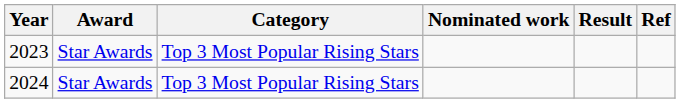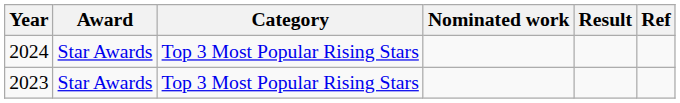rows swapped: (29, 51) <-> (29, 82)
